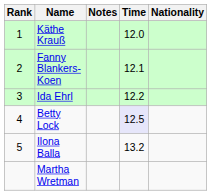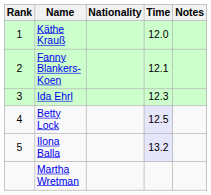columns swapped: (177, 12) <-> (103, 12)
(134, 97) 12.2 -> (158, 97) 12.3
(134, 147) no background -> (158, 147) lavender background
